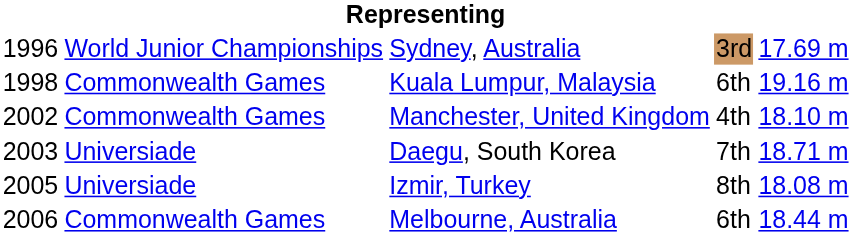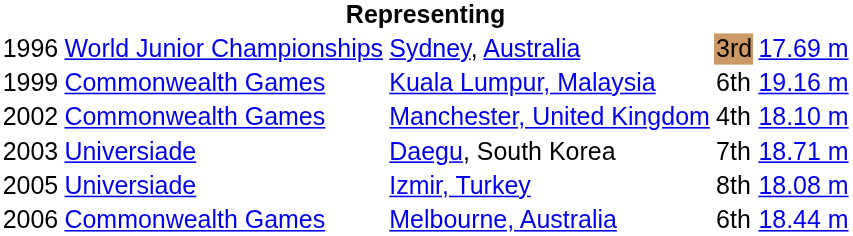(30, 83) 1998 -> (30, 83) 1999
